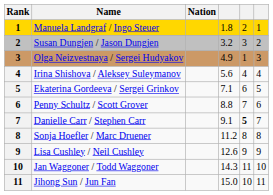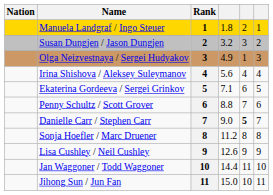columns swapped: (18, 12) <-> (202, 12)
(227, 120) 9.1 -> (227, 120) 9.0
(229, 167) 14.3 -> (229, 167) 14.4
